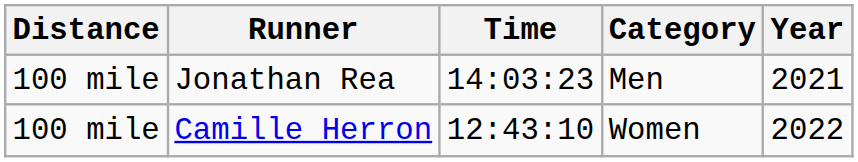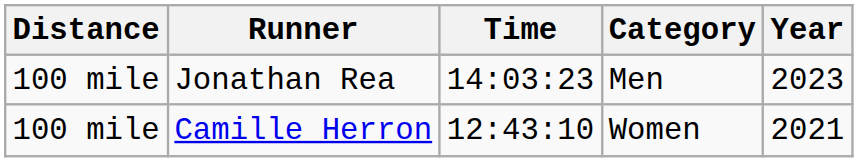(807, 80) 2021 -> (807, 80) 2023
(807, 130) 2022 -> (807, 130) 2021
